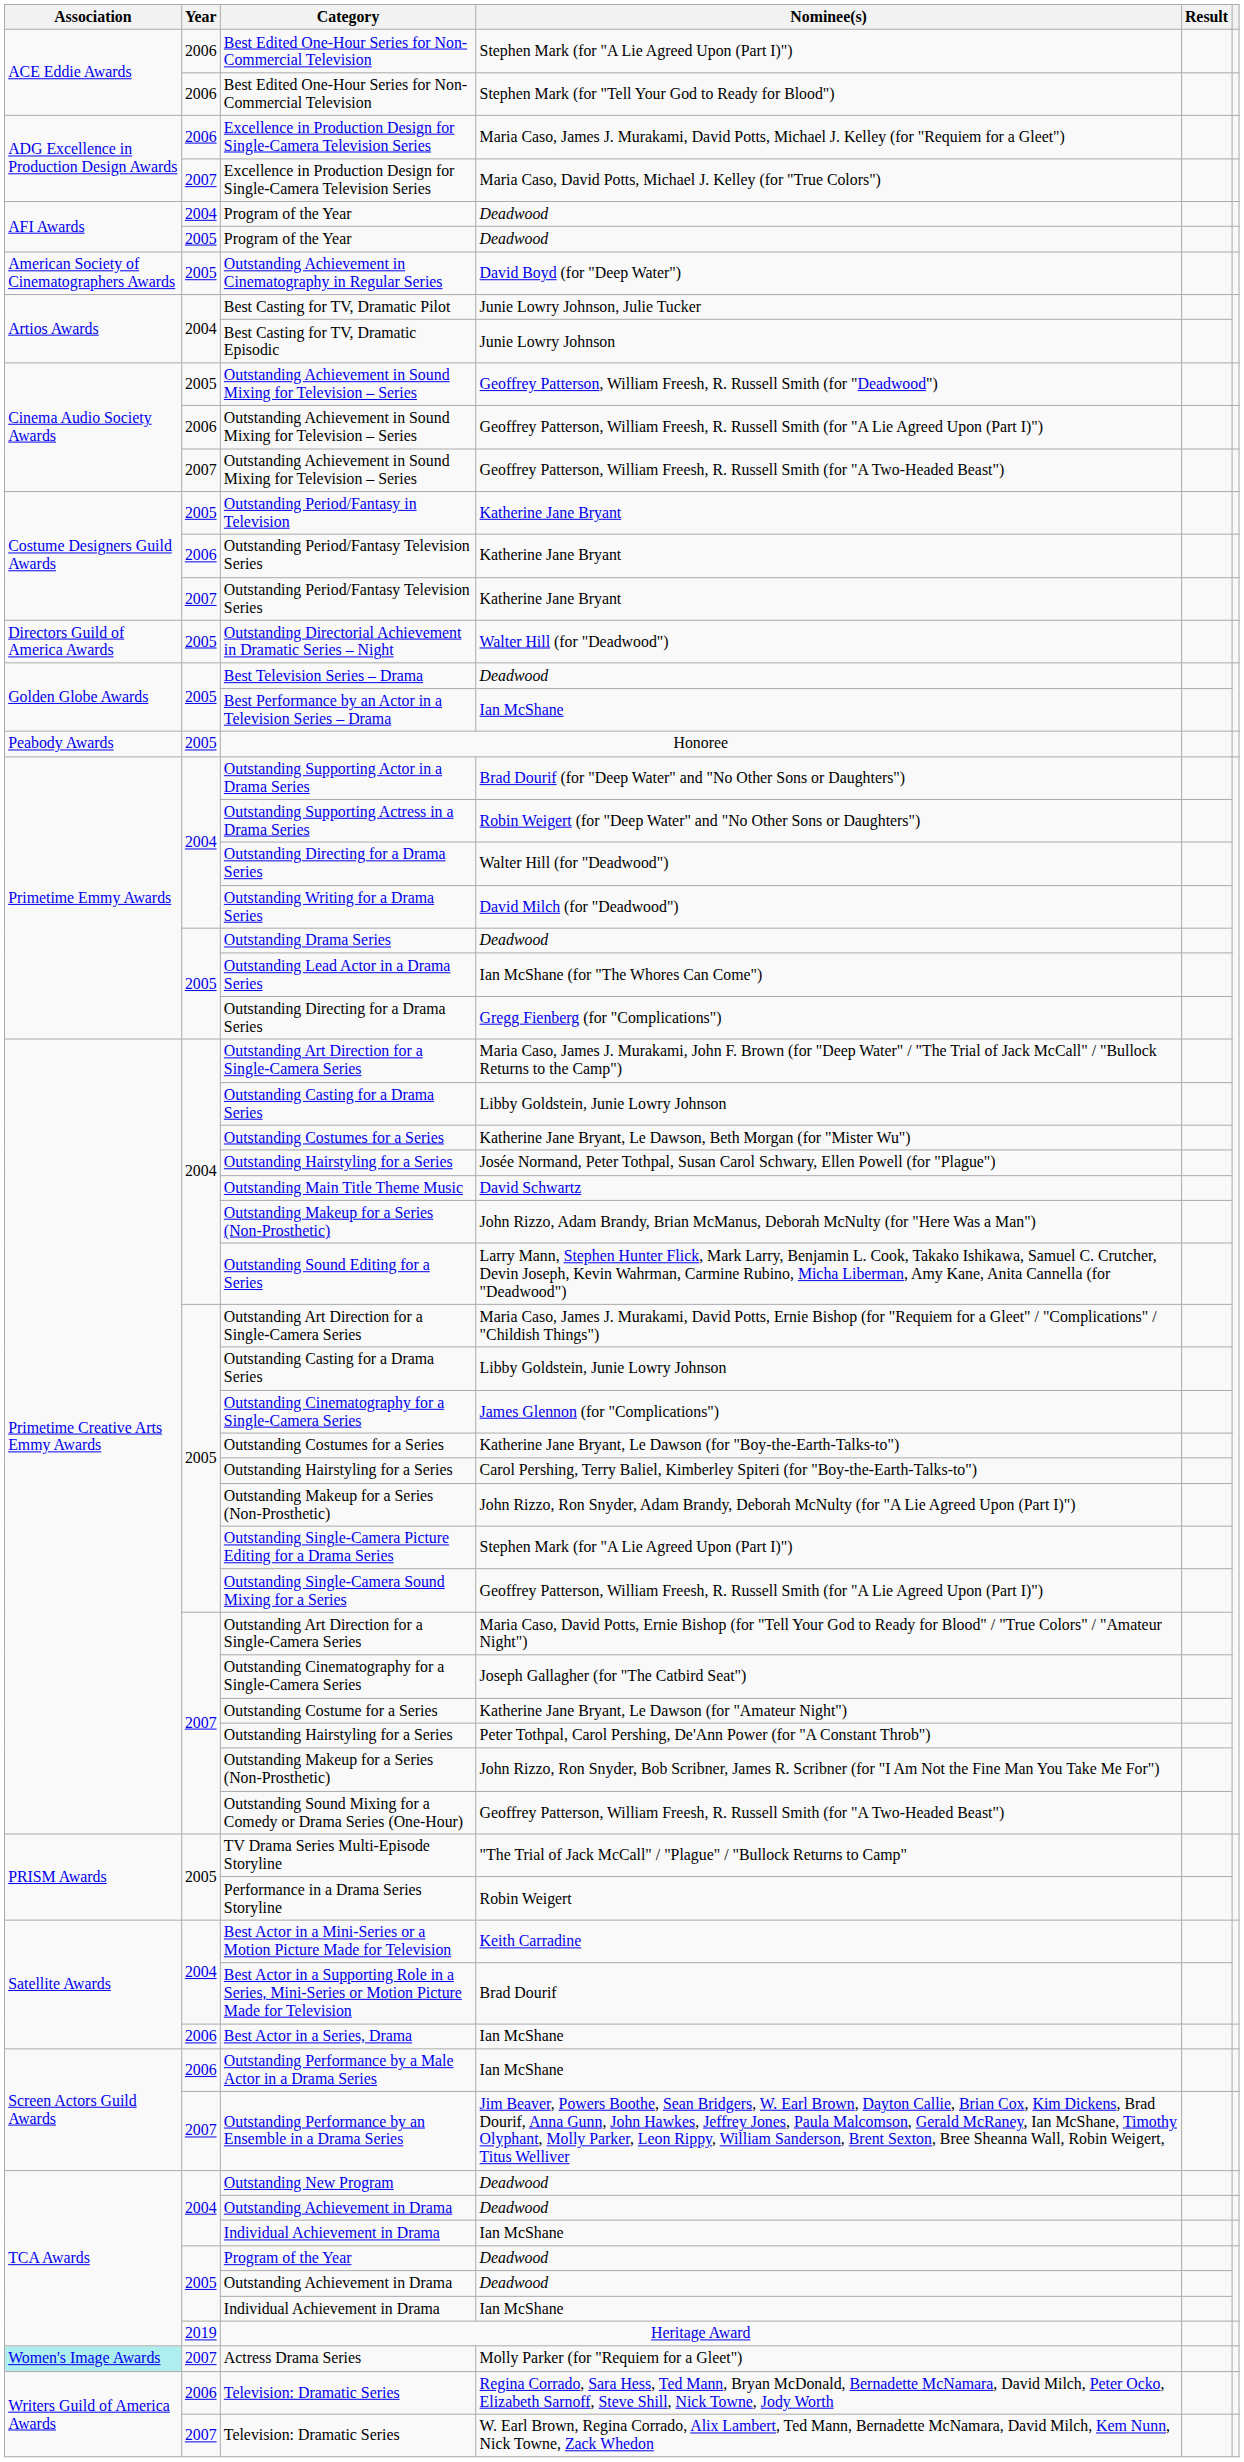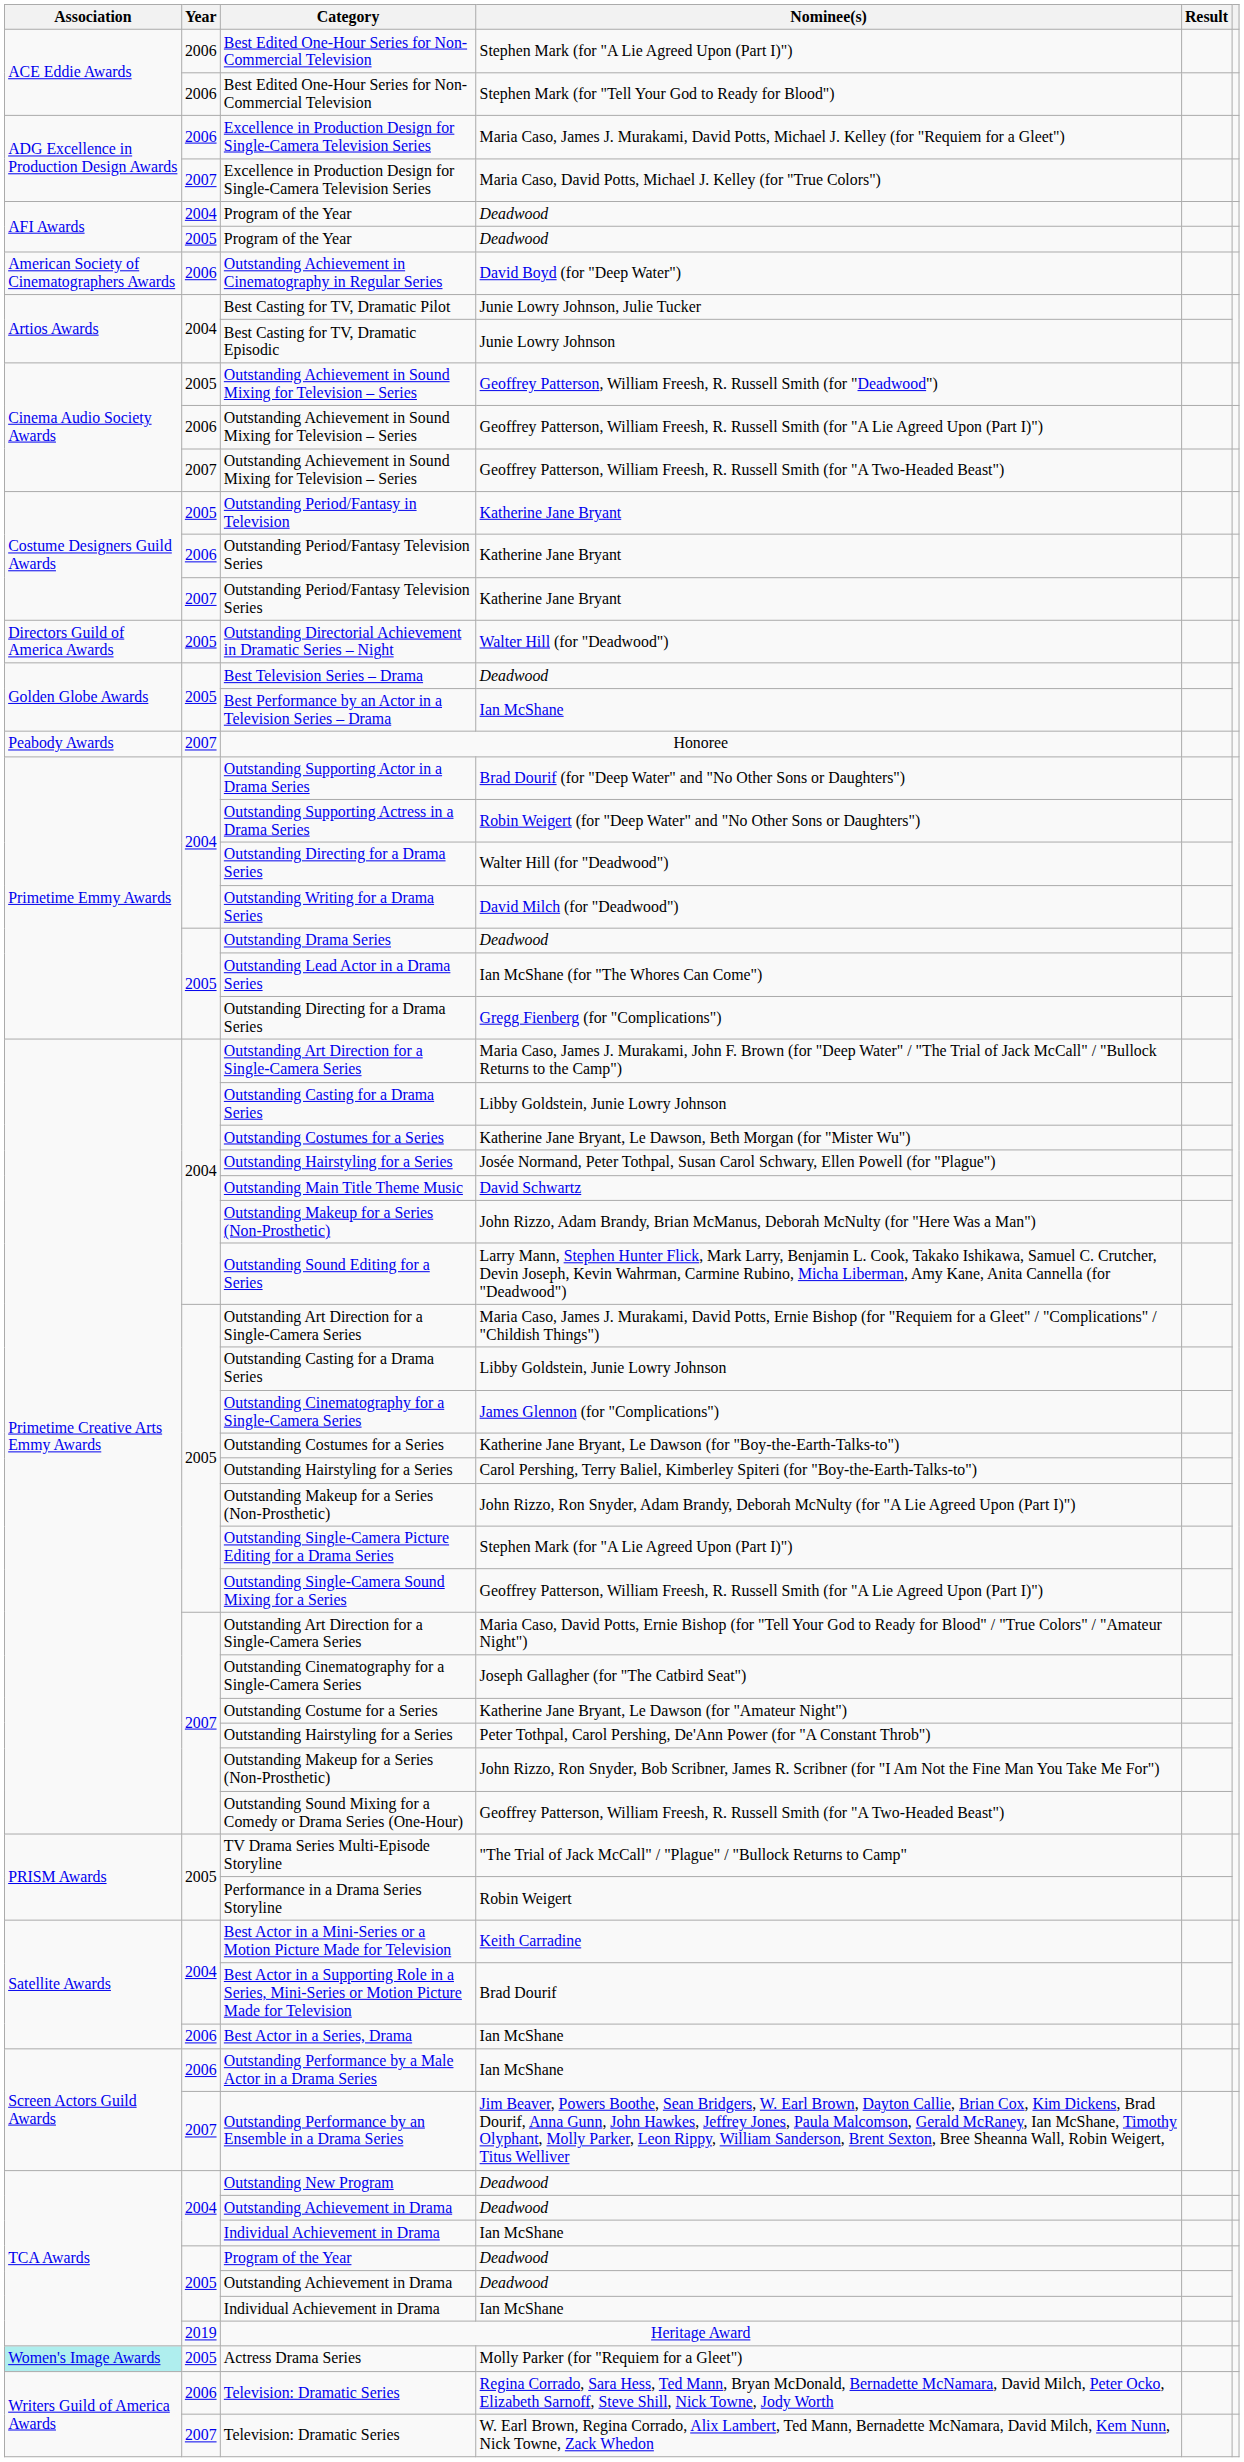(201, 273) 2005 -> (201, 273) 2006
(201, 743) 2005 -> (201, 743) 2007
(201, 2358) 2007 -> (201, 2358) 2005
